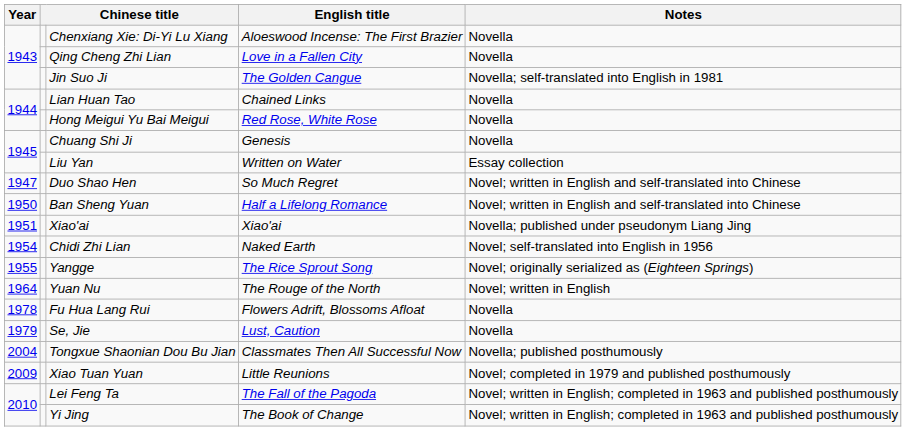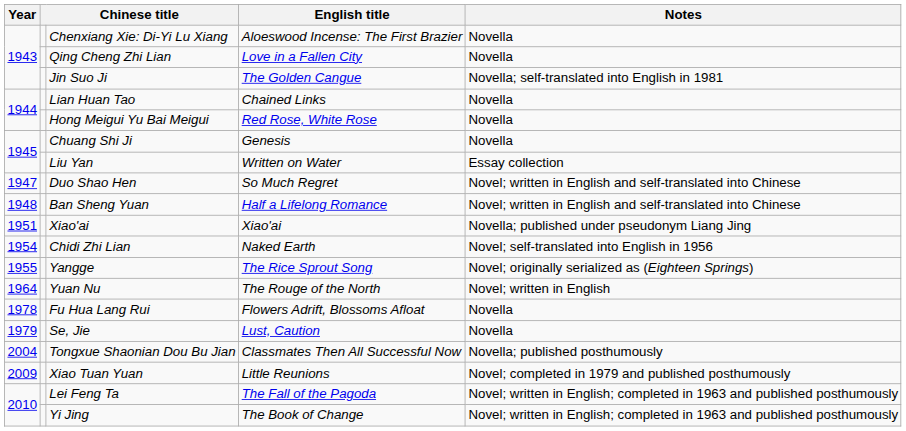(22, 204) 1950 -> (22, 204) 1948
